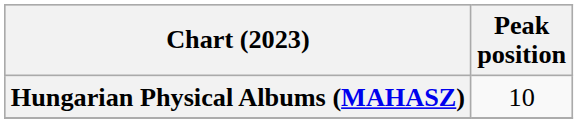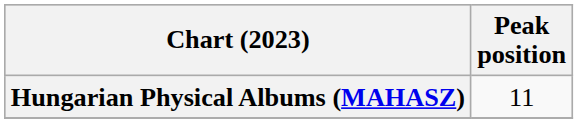(522, 96) 10 -> (522, 96) 11
